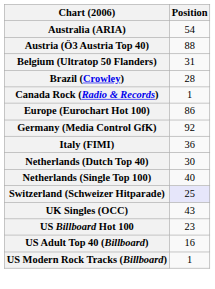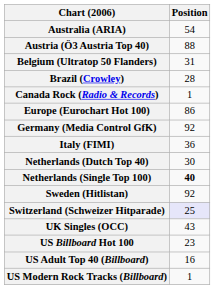(190, 177) normal -> (190, 177) bold
+ row: (87, 194)
